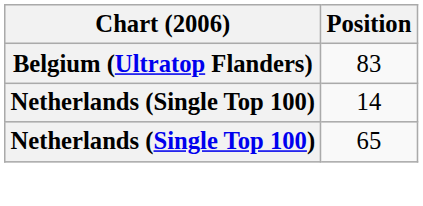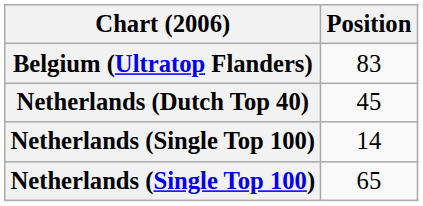+ row: (369, 102)
